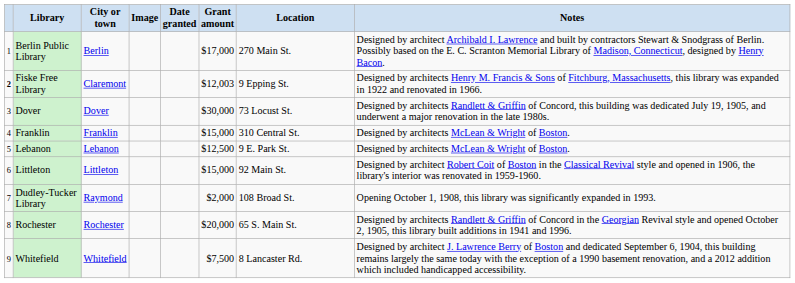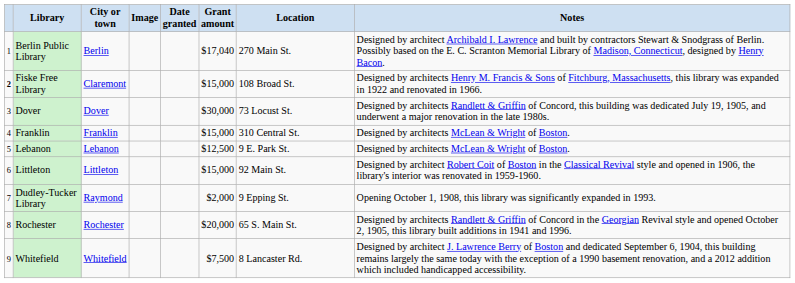(218, 51) $17,000 -> (218, 51) $17,040
(218, 84) $12,003 -> (218, 84) $15,000
(264, 84) 9 Epping St. -> (267, 84) 108 Broad St.
(267, 198) 108 Broad St. -> (264, 198) 9 Epping St.
